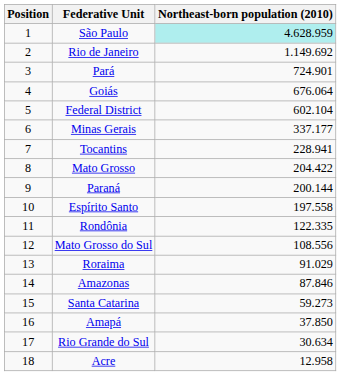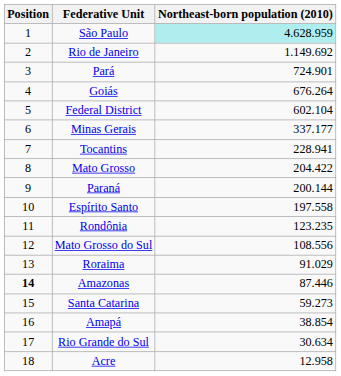(313, 91) 676.064 -> (313, 91) 676.264
(313, 226) 122.335 -> (313, 226) 123.235
(28, 284) normal -> (28, 284) bold
(316, 284) 87.846 -> (316, 284) 87.446
(316, 322) 37.850 -> (316, 322) 38.854
